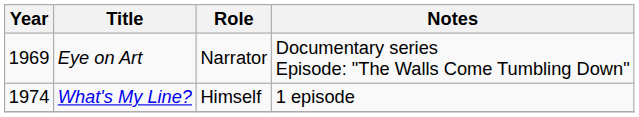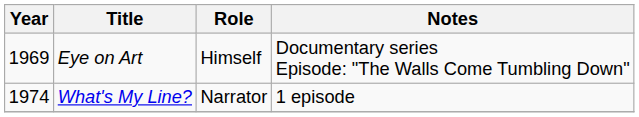(234, 58) Narrator -> (231, 58) Himself
(231, 97) Himself -> (234, 97) Narrator
